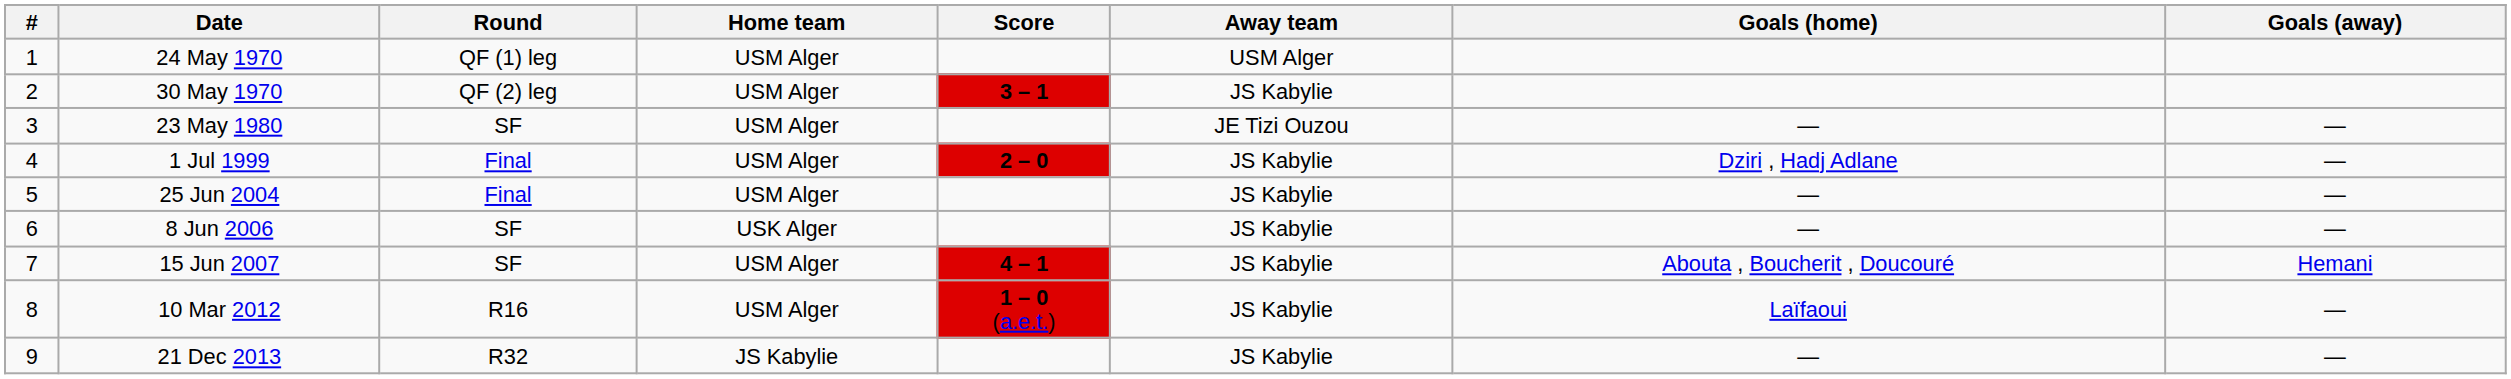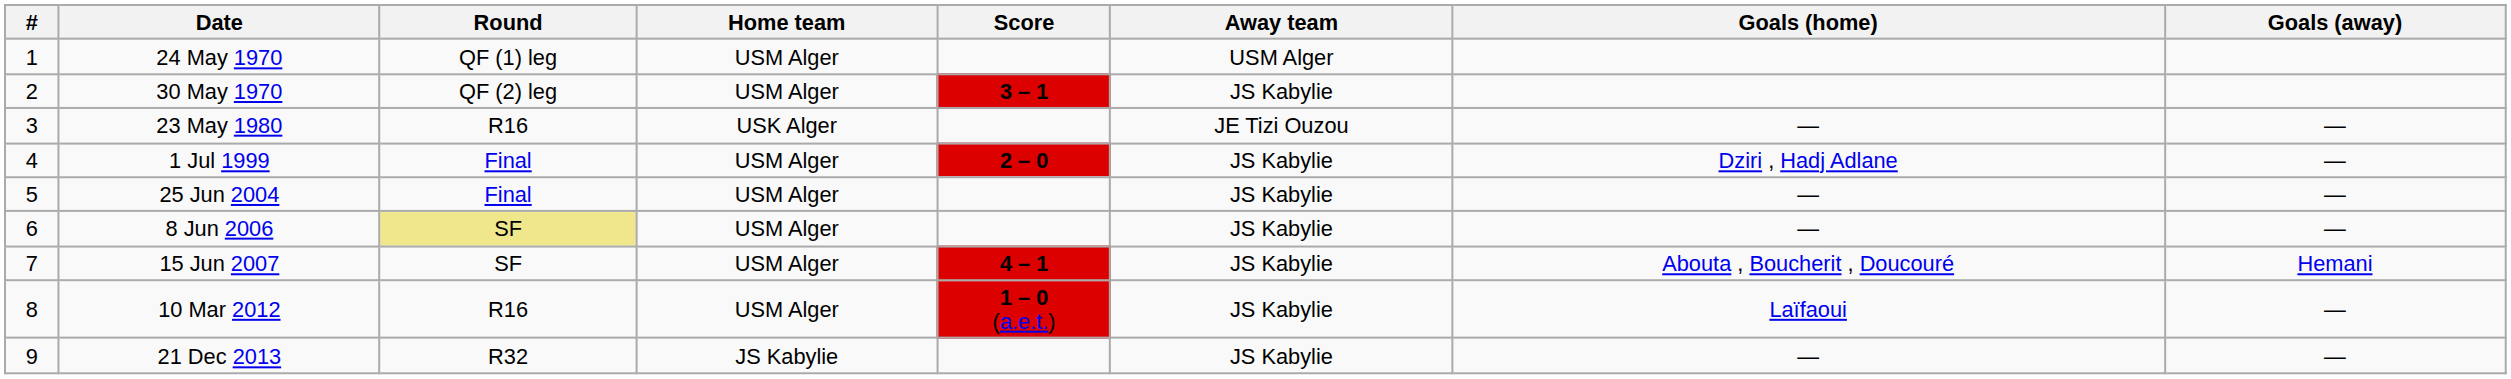(508, 125) SF -> (508, 125) R16
(787, 125) USM Alger -> (787, 125) USK Alger
(508, 229) no background -> (508, 229) khaki background
(787, 229) USK Alger -> (787, 229) USM Alger
